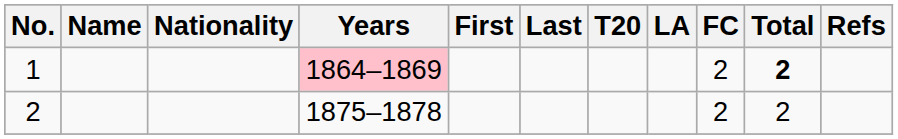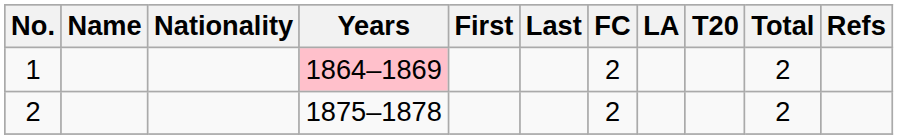columns swapped: (721, 26) <-> (618, 26)
(783, 69) bold -> (783, 69) normal
